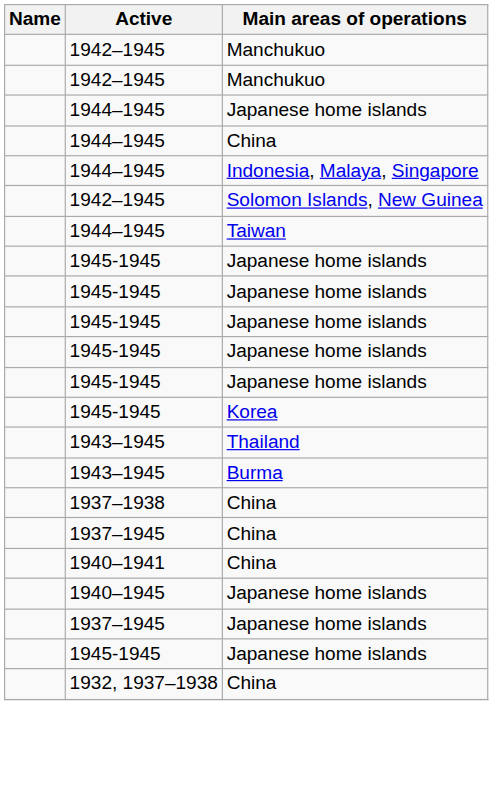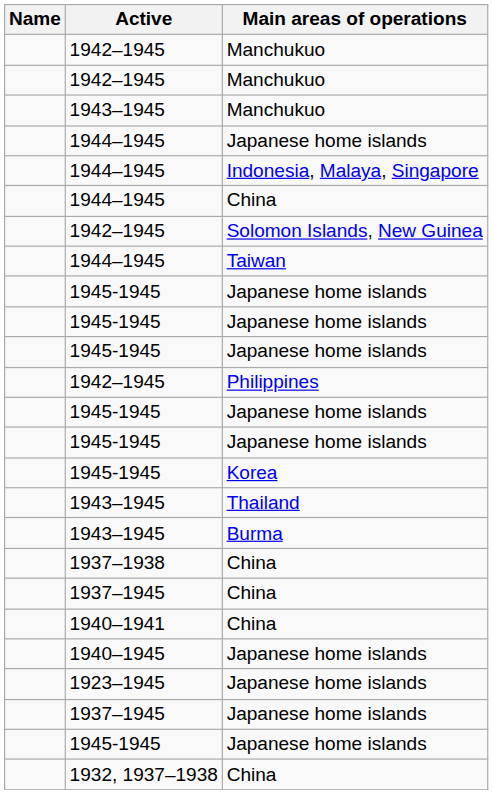+ row: (117, 110)
rows swapped: (117, 140) <-> (117, 170)
+ row: (117, 381)
+ row: (117, 683)
